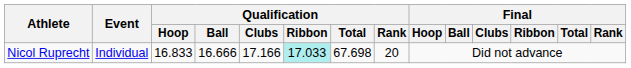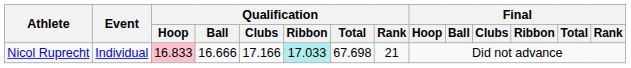(173, 53) no background -> (173, 53) pink background
(392, 53) 20 -> (392, 53) 21
